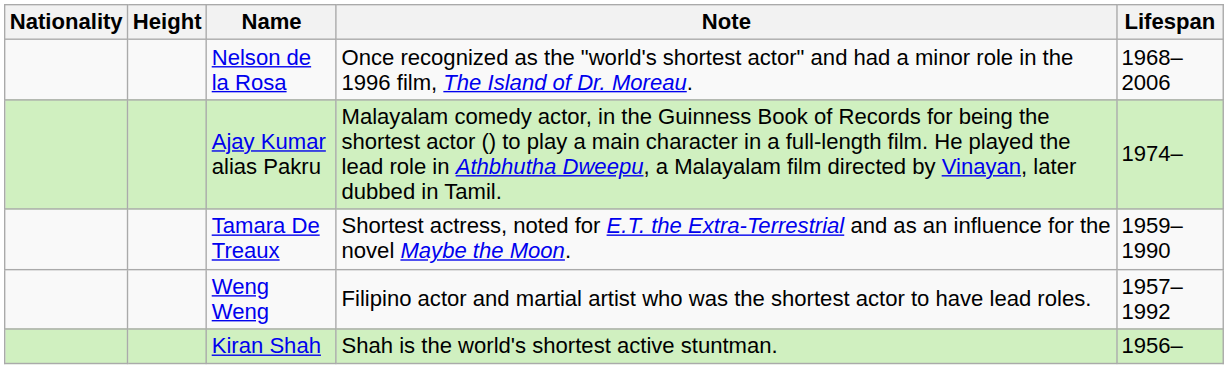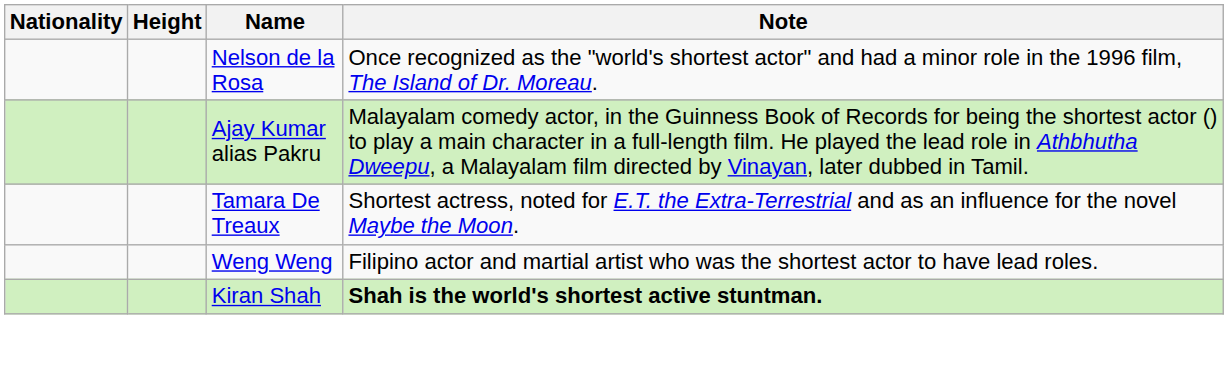- column: (1170, 22)
(560, 346) normal -> (585, 296) bold
